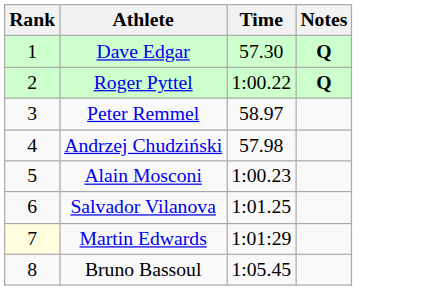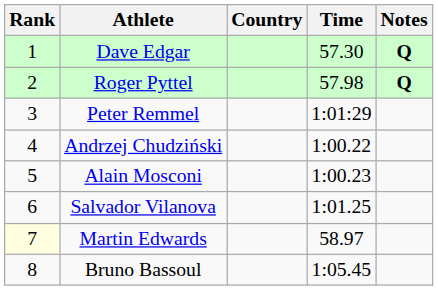+ column: (267, 20)
(261, 82) 1:00.22 -> (341, 82) 57.98
(261, 113) 58.97 -> (341, 113) 1:01:29
(261, 144) 57.98 -> (341, 144) 1:00.22
(261, 238) 1:01:29 -> (341, 238) 58.97
